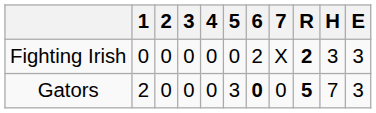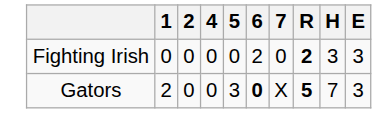- column: (189, 21)
(281, 56) X -> (281, 56) 0
(281, 90) 0 -> (281, 90) X
